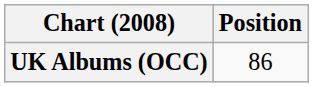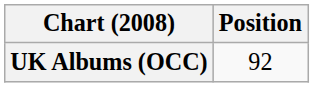(260, 61) 86 -> (260, 61) 92
